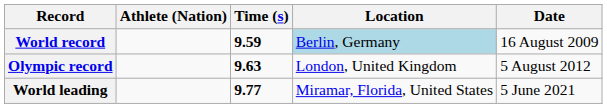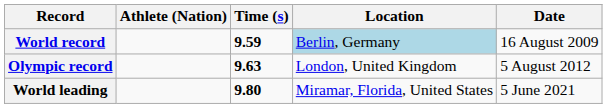(248, 90) 9.77 -> (248, 90) 9.80
